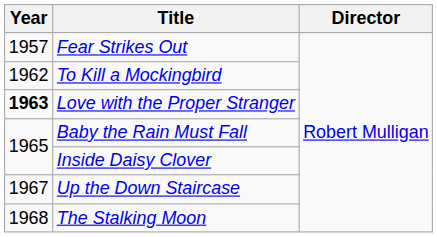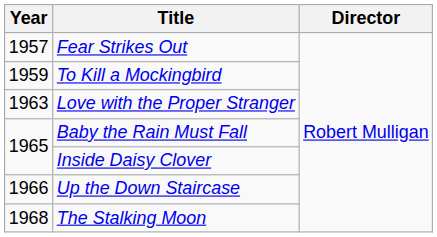(29, 75) 1962 -> (29, 75) 1959
(29, 103) bold -> (29, 103) normal
(29, 189) 1967 -> (29, 189) 1966
